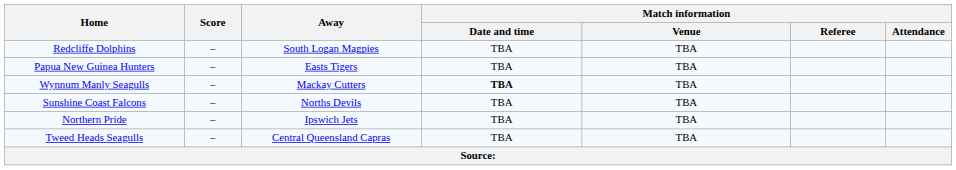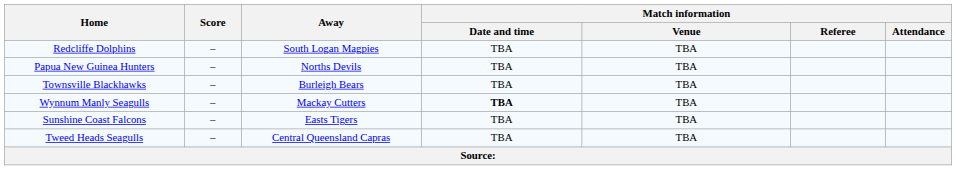(331, 67) Easts Tigers -> (331, 67) Norths Devils
+ row: (94, 85)
(331, 102) Norths Devils -> (331, 120) Easts Tigers
- row: (94, 120)
